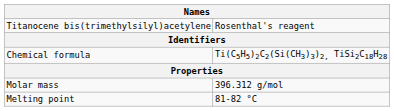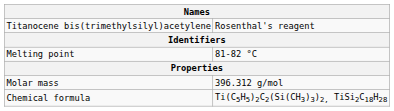rows swapped: (48, 55) <-> (40, 99)
